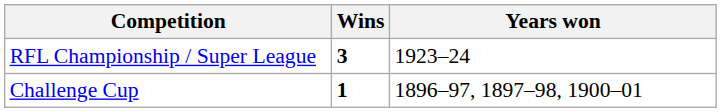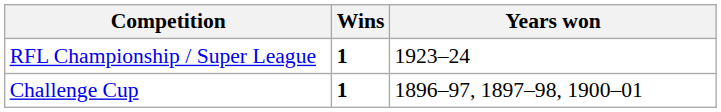(342, 55) 3 -> (342, 55) 1
